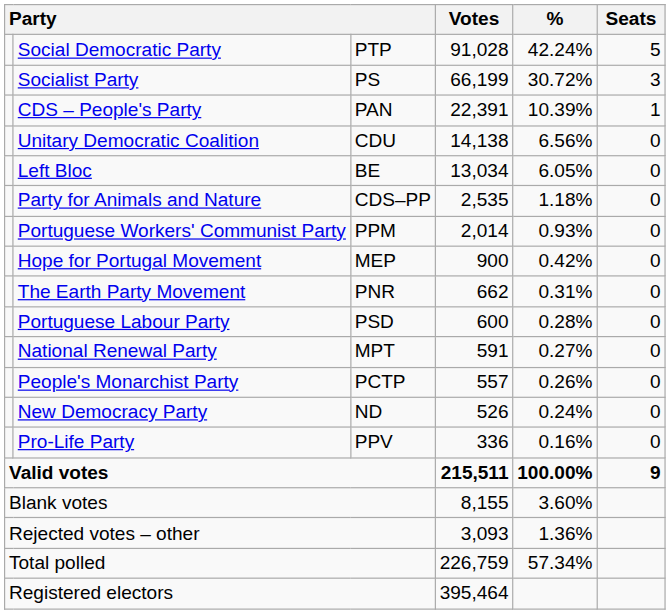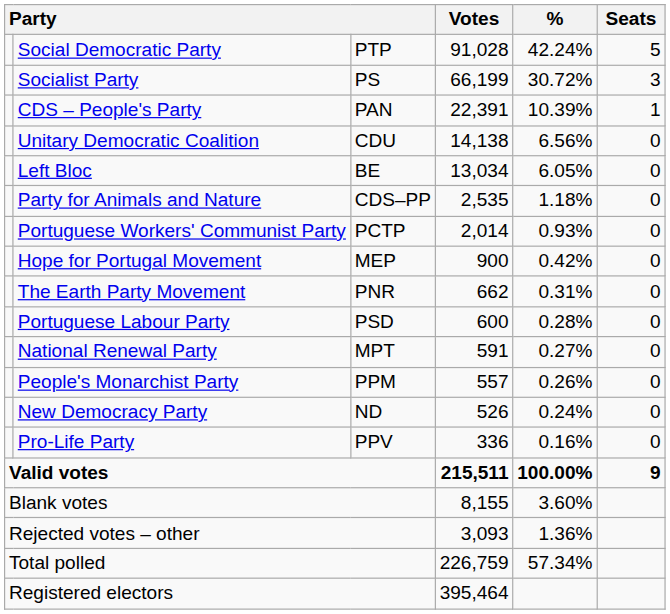(375, 230) PPM -> (380, 230) PCTP
(380, 381) PCTP -> (375, 381) PPM
